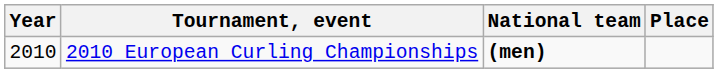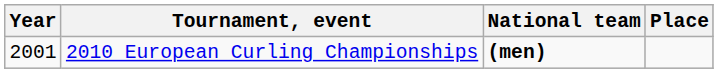(33, 53) 2010 -> (33, 53) 2001
